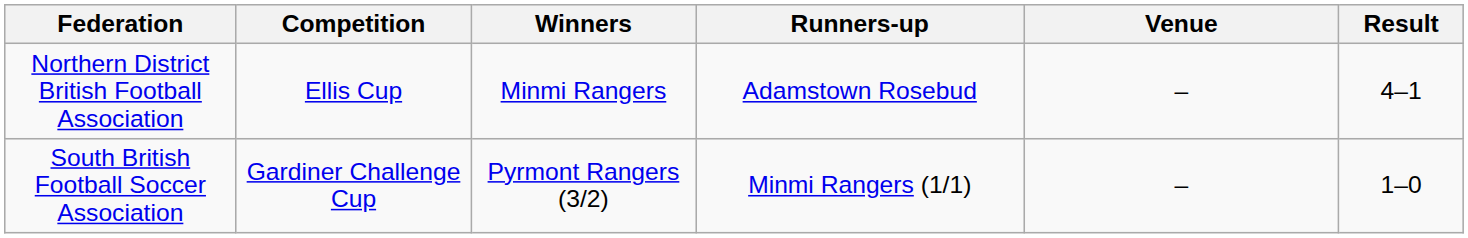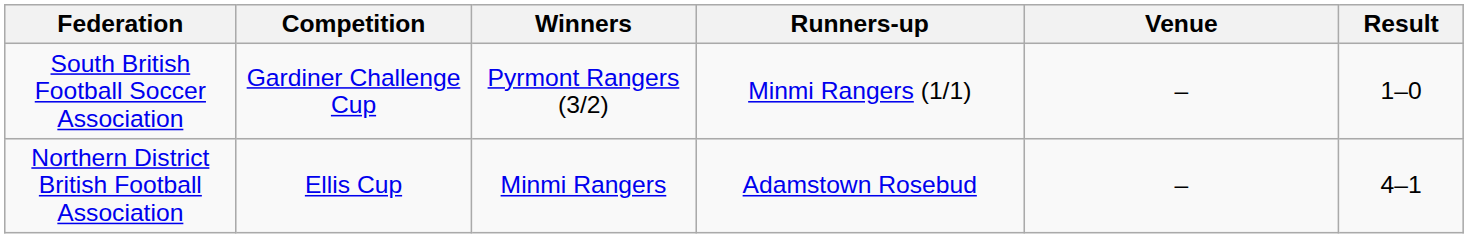rows swapped: (120, 90) <-> (120, 185)
